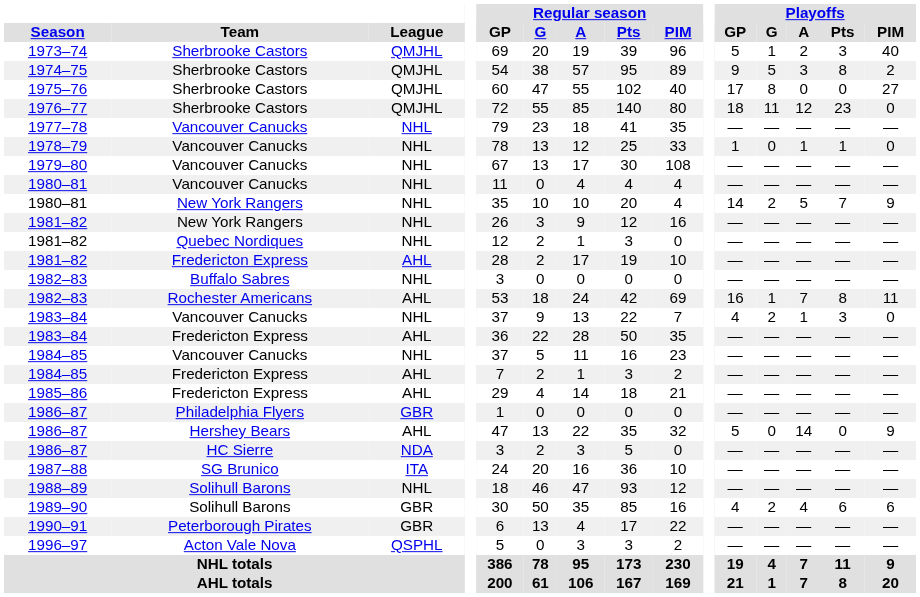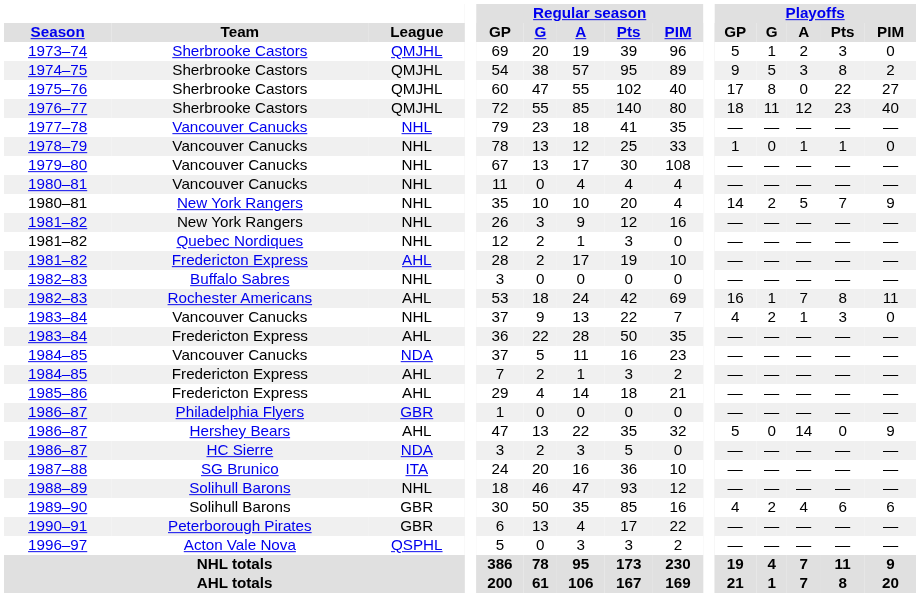(891, 51) 40 -> (891, 51) 0
(843, 89) 0 -> (843, 89) 22
(891, 108) 0 -> (891, 108) 40
(417, 355) NHL -> (417, 355) NDA
